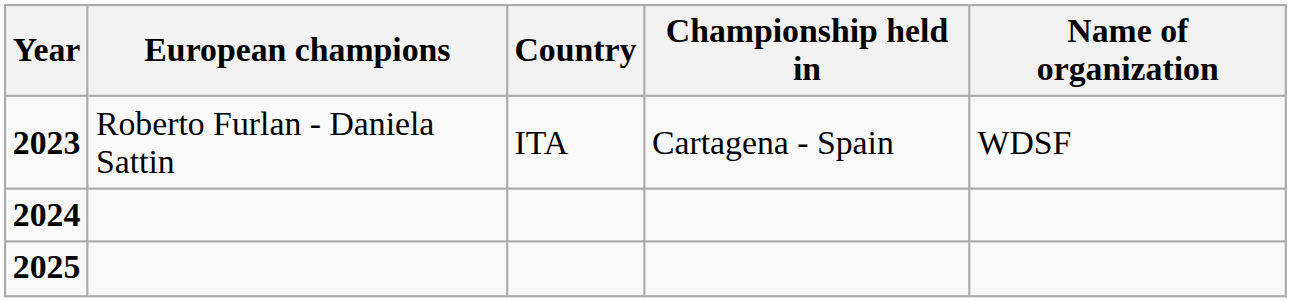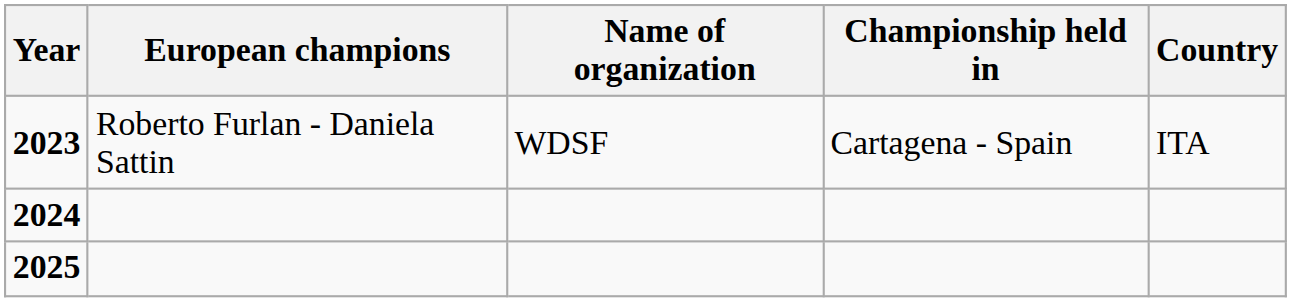columns swapped: (575, 50) <-> (1128, 50)
